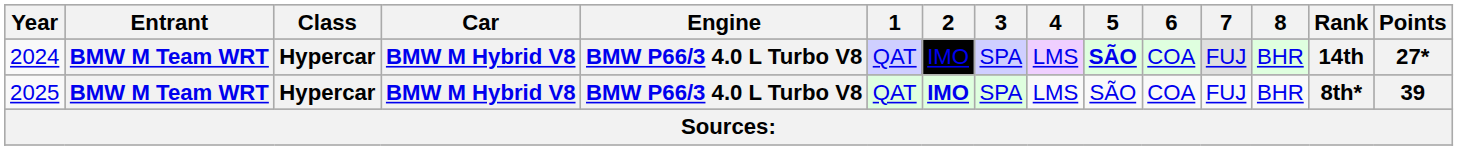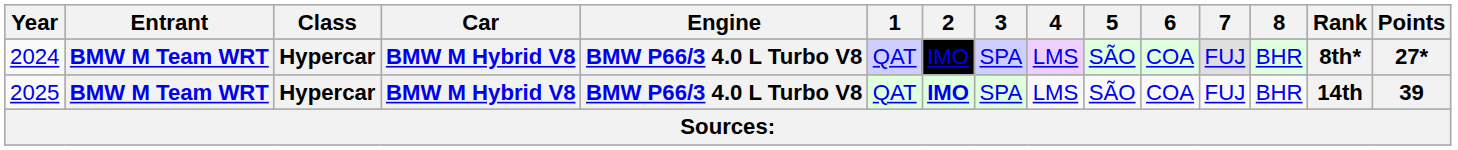(1113, 57) bold -> (1112, 57) normal
(1341, 57) 14th -> (1340, 57) 8th*
(1341, 92) 8th* -> (1340, 92) 14th
